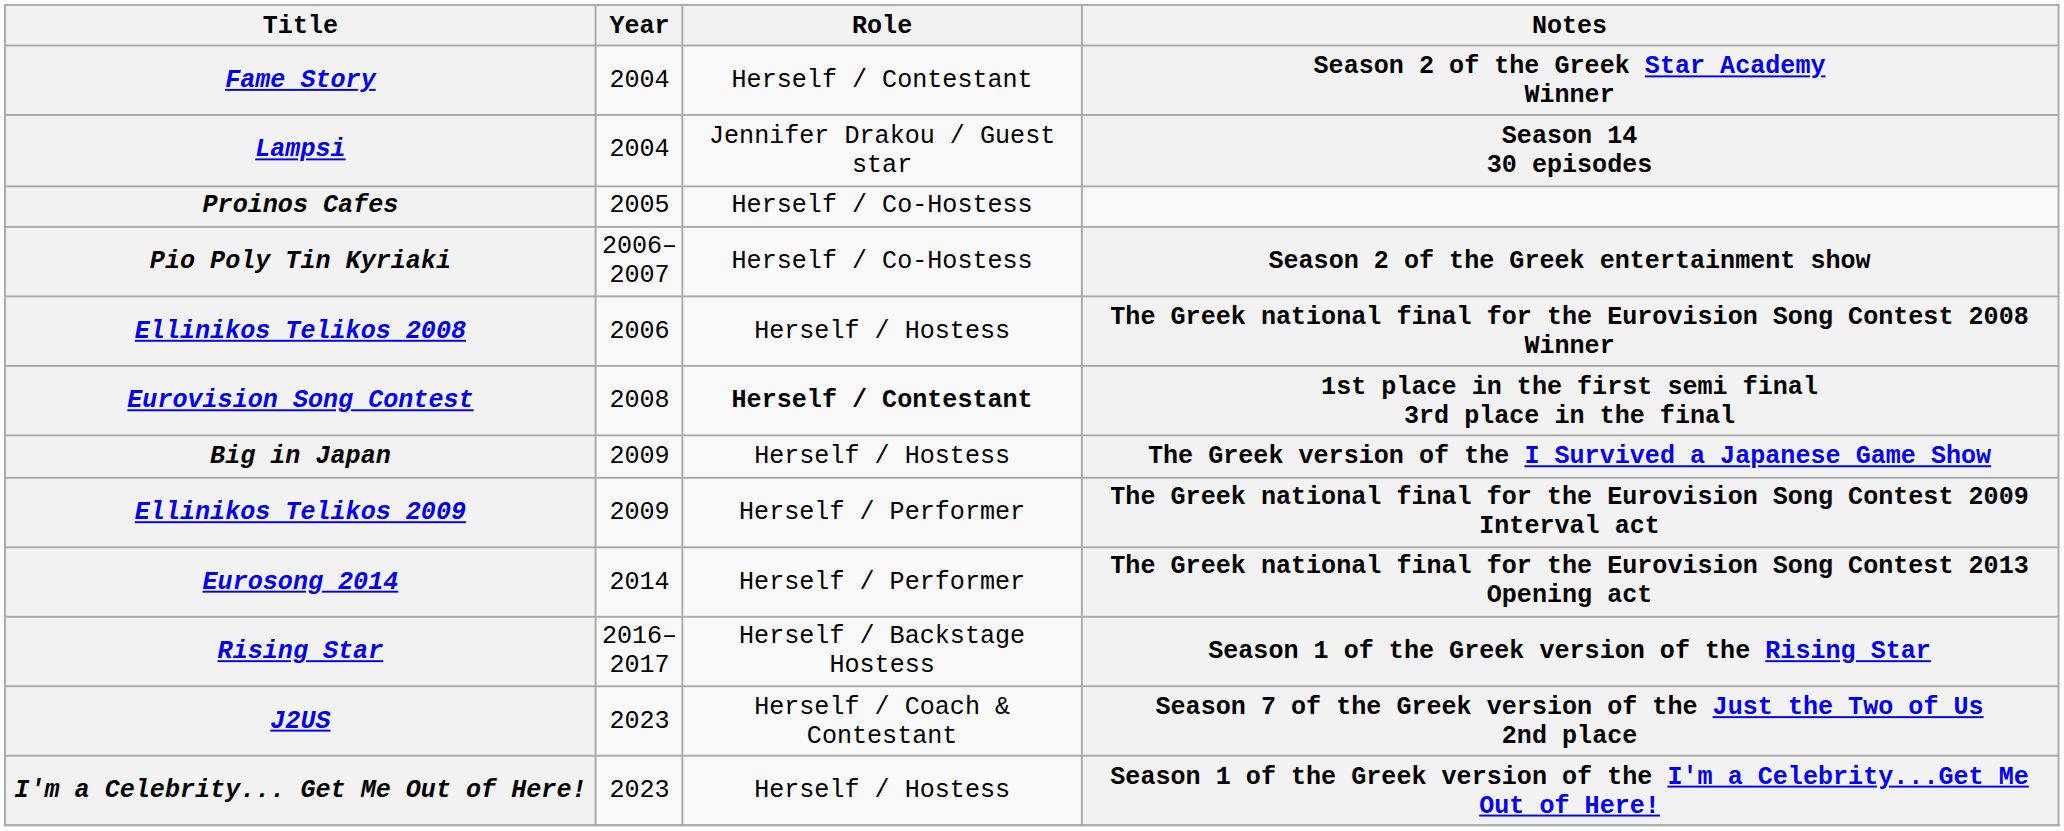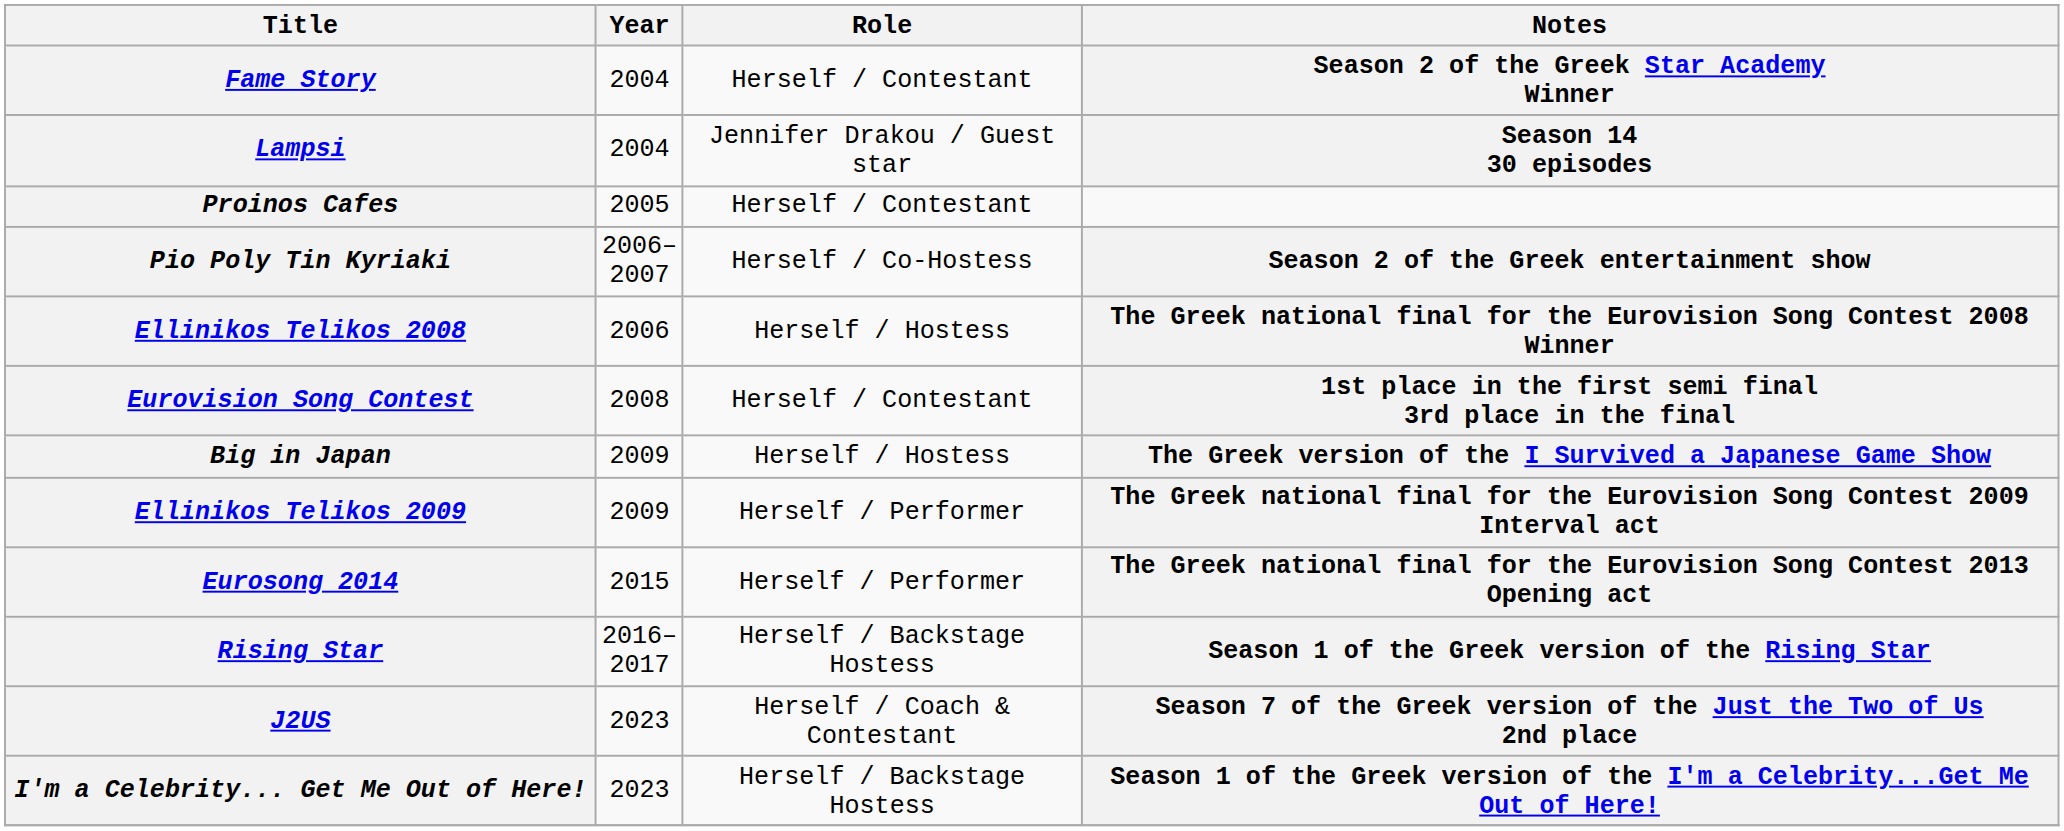(882, 206) Herself / Co-Hostess -> (882, 206) Herself / Contestant
(882, 401) bold -> (882, 401) normal
(640, 582) 2014 -> (640, 582) 2015
(882, 791) Herself / Hostess -> (882, 791) Herself / Backstage Hostess
